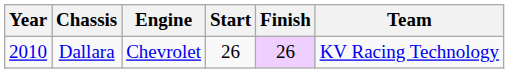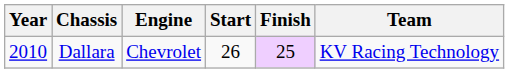(285, 51) 26 -> (285, 51) 25
